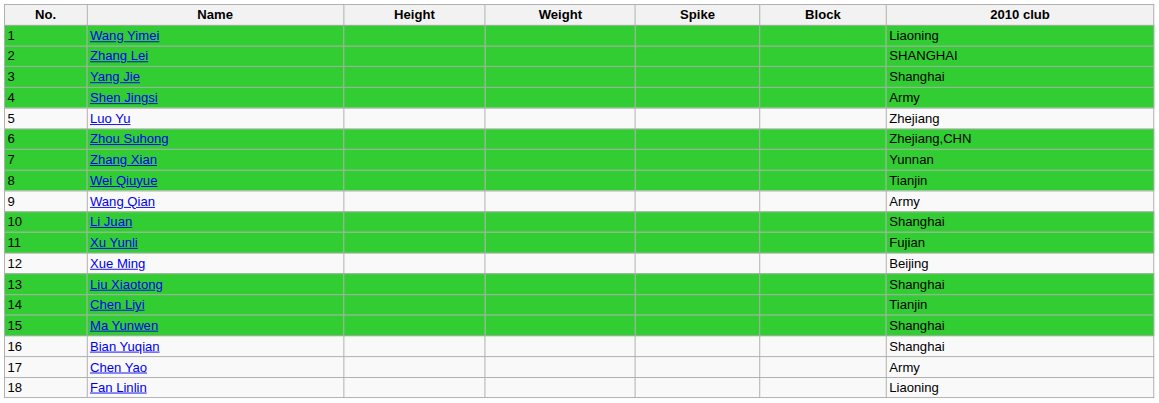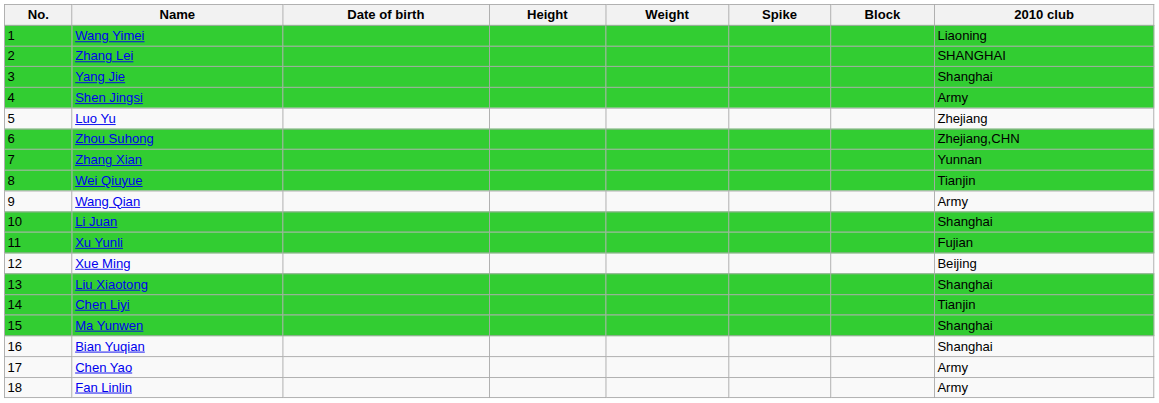+ column: (386, 15)
(914, 388) Liaoning -> (953, 388) Army
